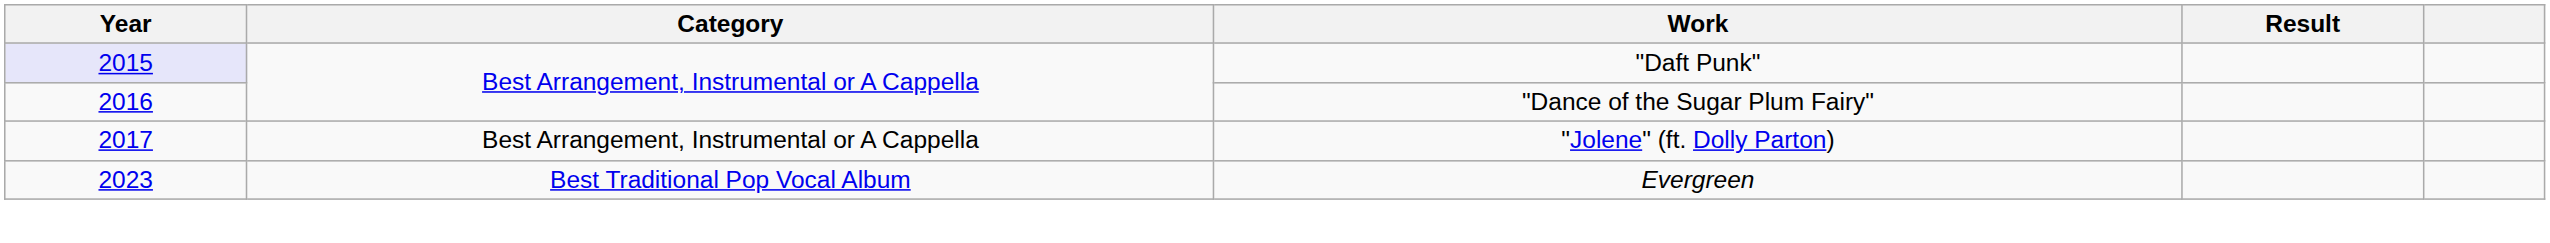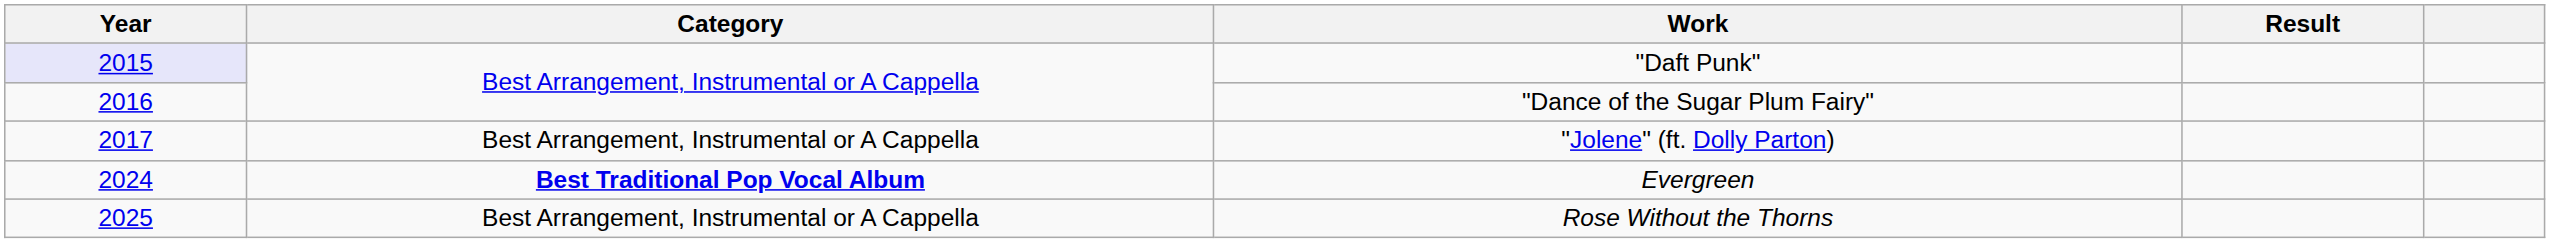(126, 179) 2023 -> (126, 179) 2024
(730, 179) normal -> (730, 179) bold
+ row: (1698, 218)
